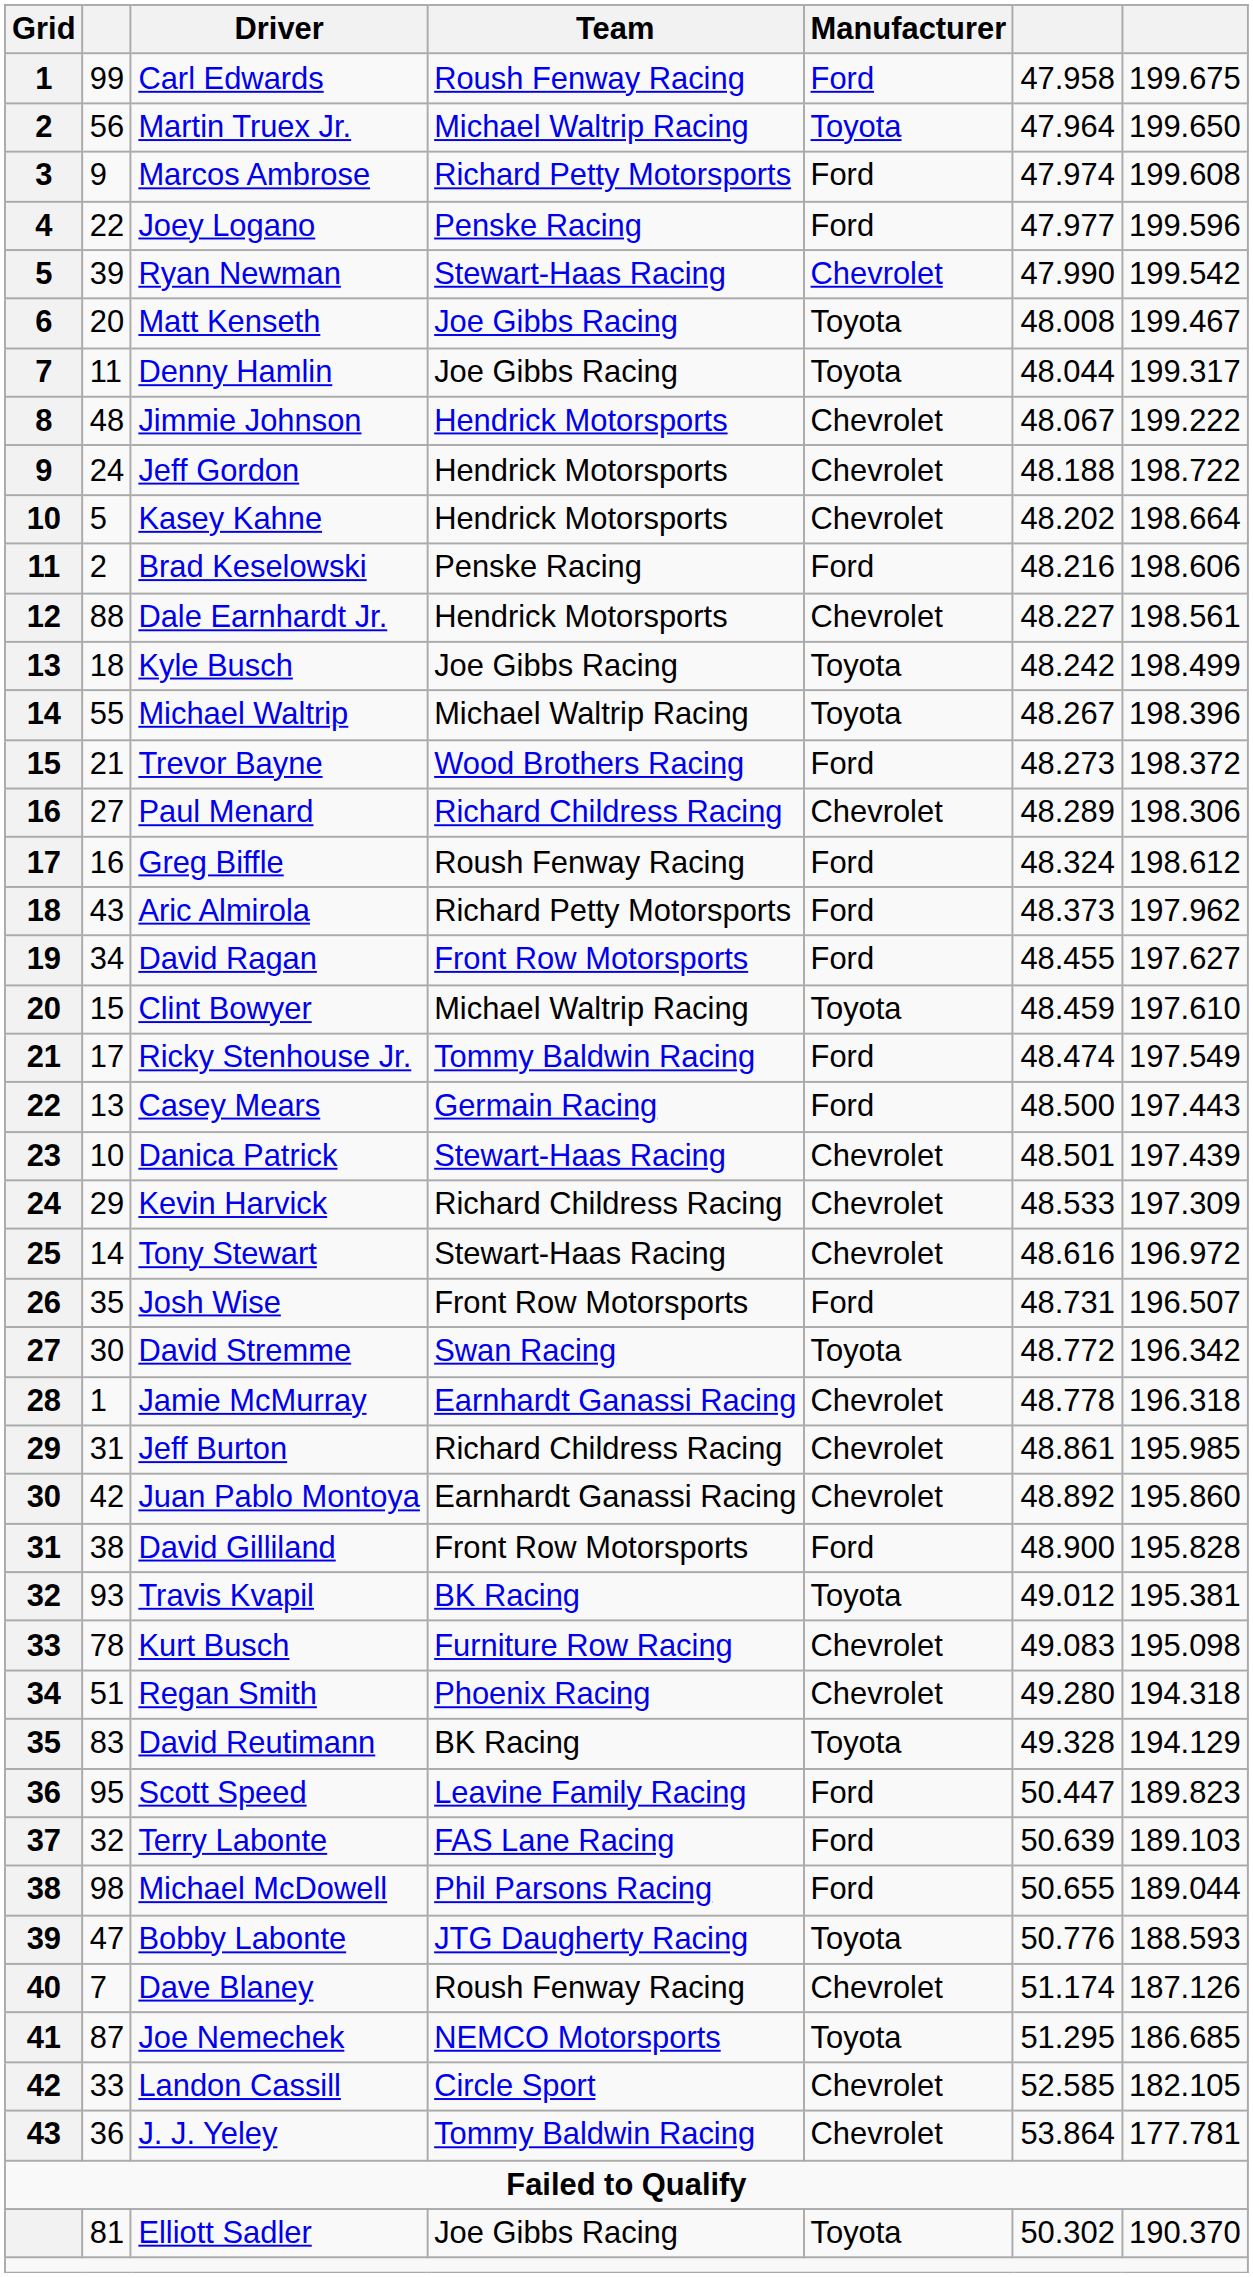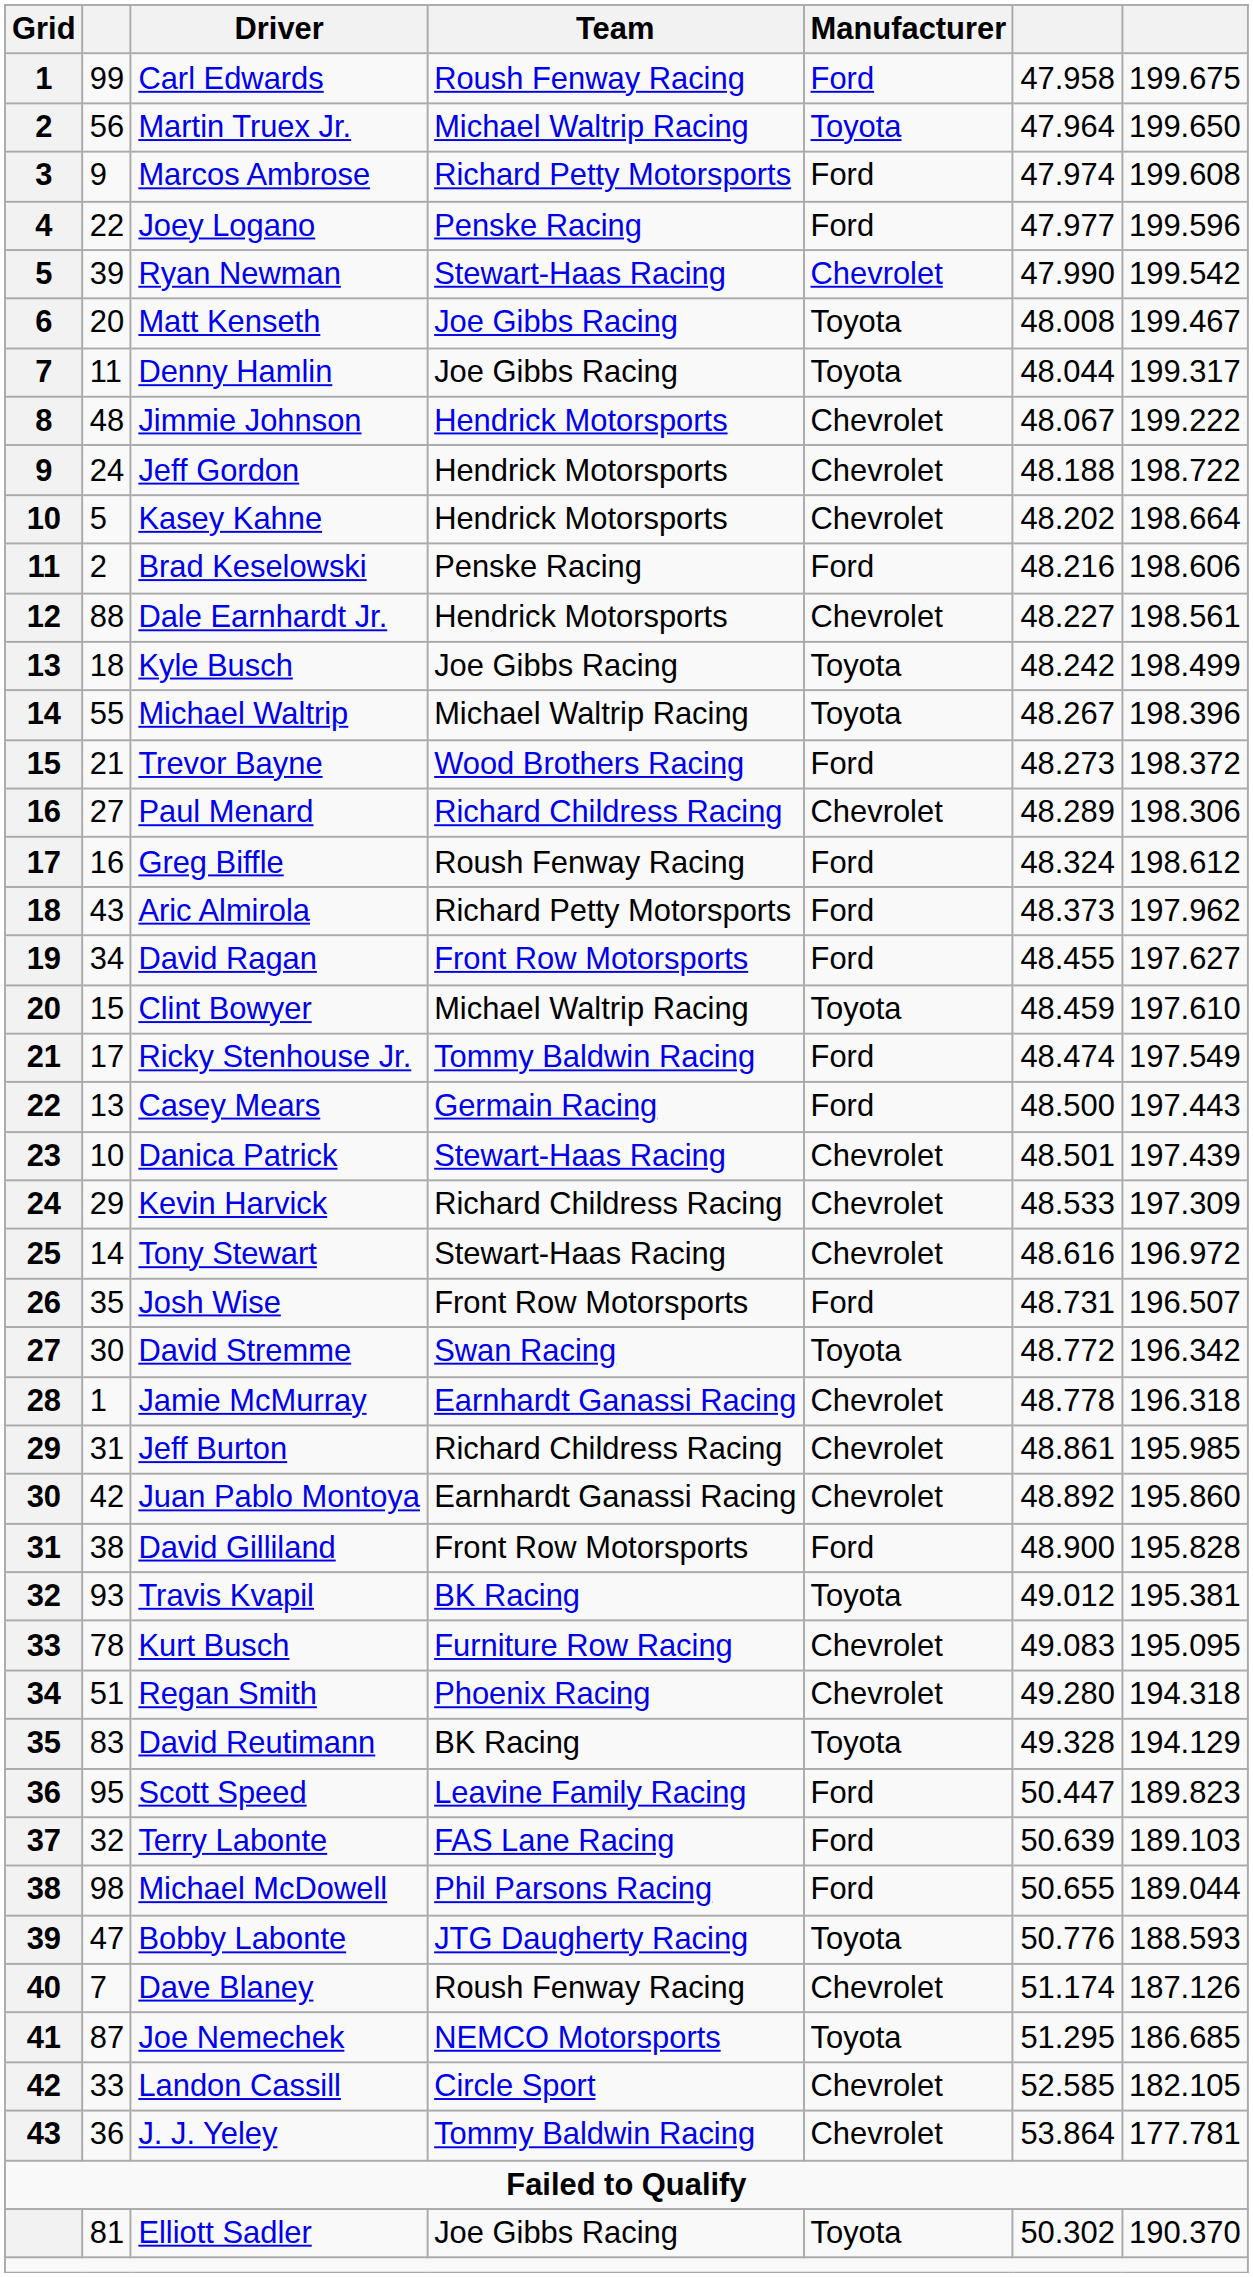(1185, 1645) 195.098 -> (1185, 1645) 195.095
